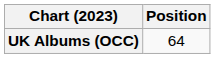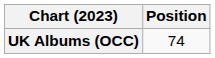(176, 41) 64 -> (176, 41) 74
